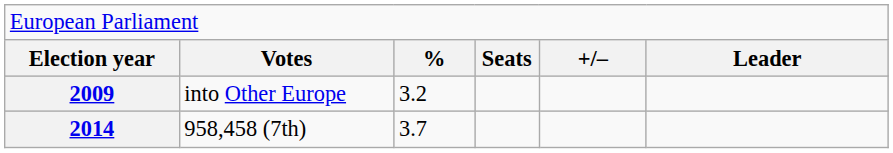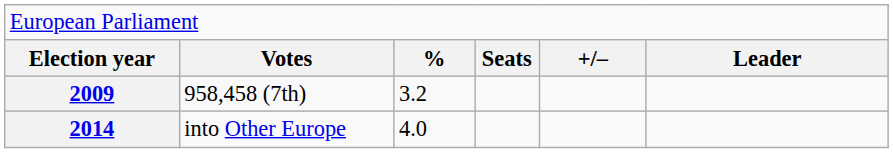(265, 93) into Other Europe -> (245, 93) 958,458 (7th)
(245, 128) 958,458 (7th) -> (265, 128) into Other Europe
(413, 128) 3.7 -> (413, 128) 4.0
